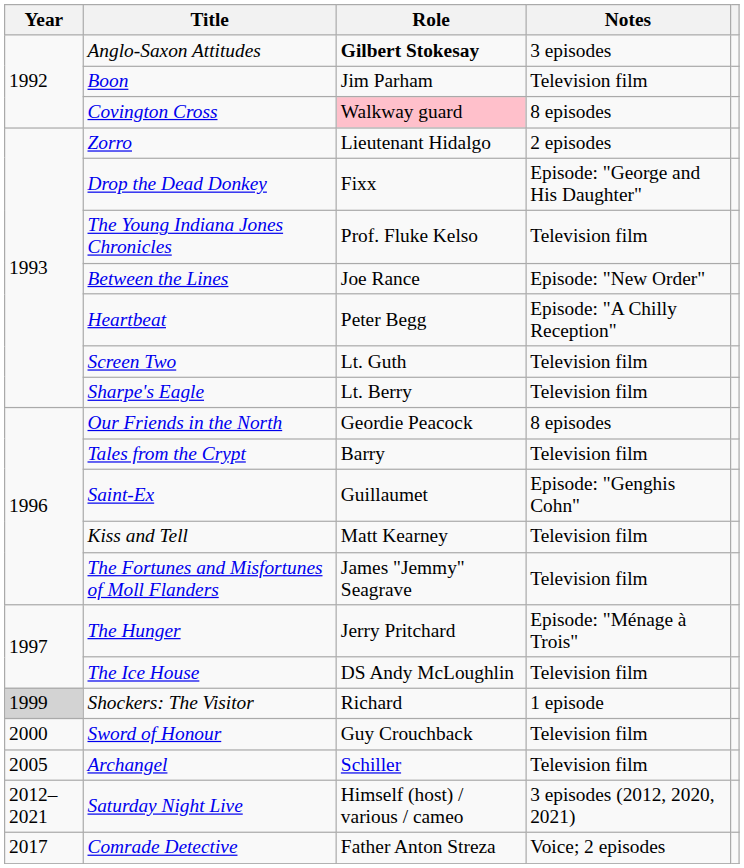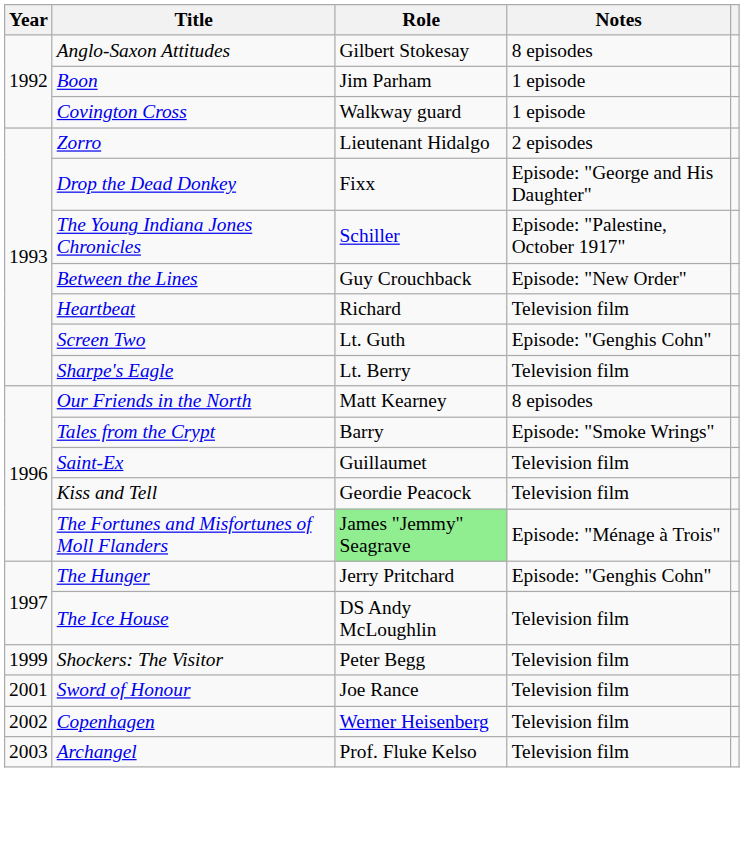(410, 50) bold -> (404, 50) normal
(571, 50) 3 episodes -> (552, 50) 8 episodes
(589, 81) Television film -> (548, 81) 1 episode
(402, 111) pink background -> (400, 111) no background
(571, 111) 8 episodes -> (548, 111) 1 episode
(409, 236) Prof. Fluke Kelso -> (370, 236) Schiller
(589, 236) Television film -> (589, 236) Episode: "Palestine, October 1917"
(380, 278) Joe Rance -> (405, 278) Guy Crouchback
(384, 319) Peter Begg -> (370, 309) Richard
(603, 319) Episode: "A Chilly Reception" -> (570, 309) Television film
(589, 361) Television film -> (611, 339) Episode: "Genghis Cohn"
(407, 422) Geordie Peacock -> (393, 401) Matt Kearney
(589, 453) Television film -> (613, 431) Episode: "Smoke Wrings"
(603, 495) Episode: "Genghis Cohn" -> (570, 462) Television film
(394, 536) Matt Kearney -> (405, 493) Geordie Peacock
(403, 578) no background -> (402, 534) lightgreen background
(589, 578) Television film -> (616, 534) Episode: "Ménage à Trois"
(608, 630) Episode: "Ménage à Trois" -> (611, 576) Episode: "Genghis Cohn"
(28, 703) lightgrey background -> (28, 659) no background
(372, 703) Richard -> (382, 659) Peter Begg
(567, 703) 1 episode -> (570, 659) Television film
(28, 733) 2000 -> (28, 690) 2001
(407, 733) Guy Crouchback -> (379, 690) Joe Rance
+ row: (106, 721)
(28, 764) 2005 -> (28, 751) 2003
(371, 764) Schiller -> (408, 751) Prof. Fluke Kelso
- row: (165, 806)
- row: (163, 847)
